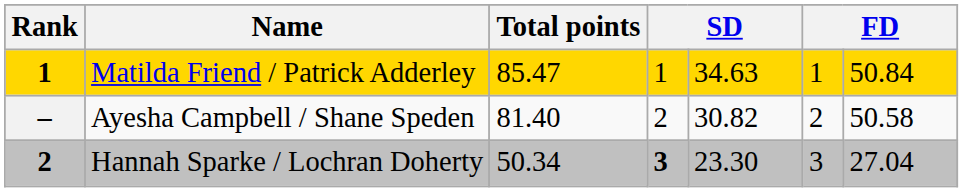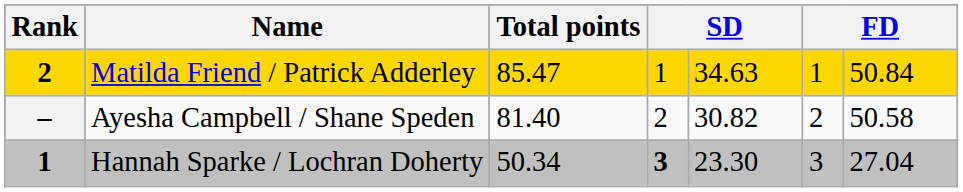(45, 72) 1 -> (45, 72) 2
(45, 162) 2 -> (45, 162) 1
